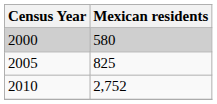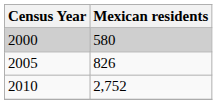(104, 63) 825 -> (104, 63) 826
